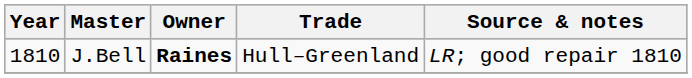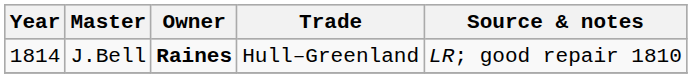(35, 56) 1810 -> (35, 56) 1814
